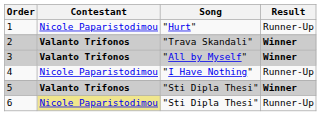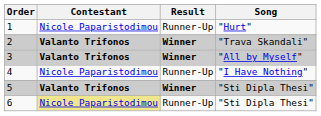columns swapped: (211, 12) <-> (288, 12)
